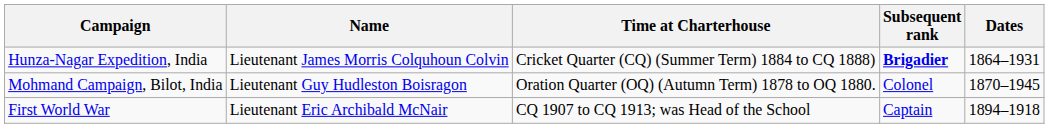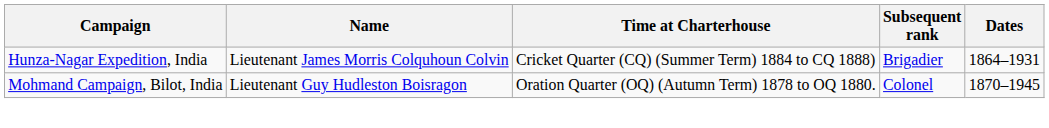(916, 60) bold -> (913, 60) normal
- row: (59, 110)
